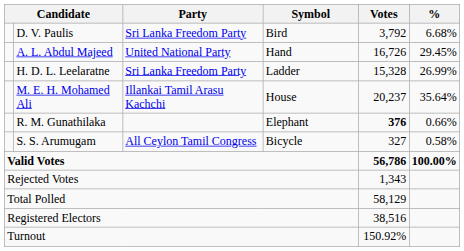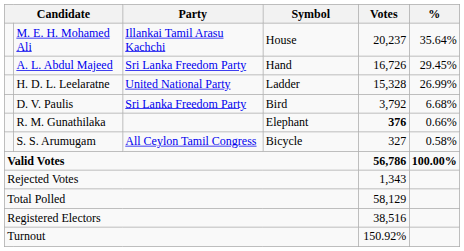rows swapped: (63, 96) <-> (45, 33)
(178, 52) United National Party -> (186, 65) Sri Lanka Freedom Party
(186, 71) Sri Lanka Freedom Party -> (178, 84) United National Party
